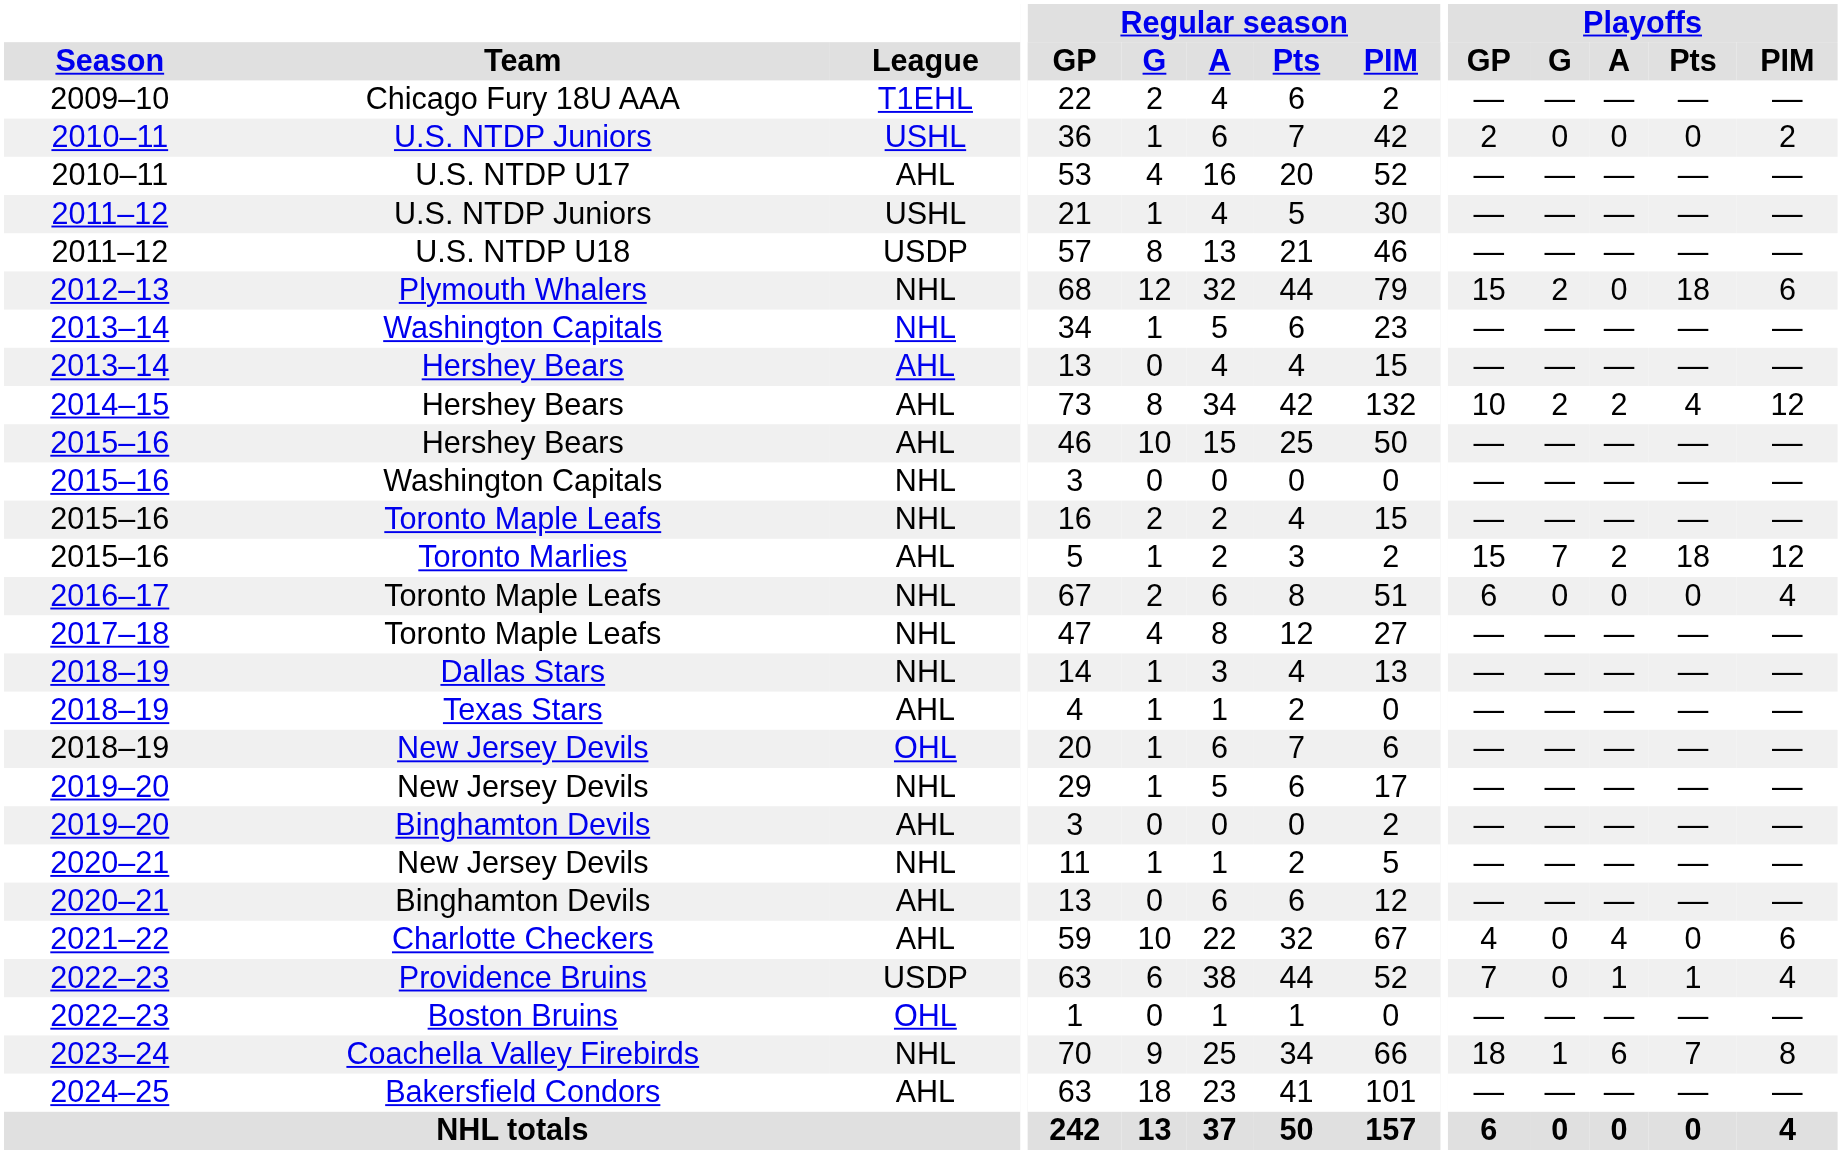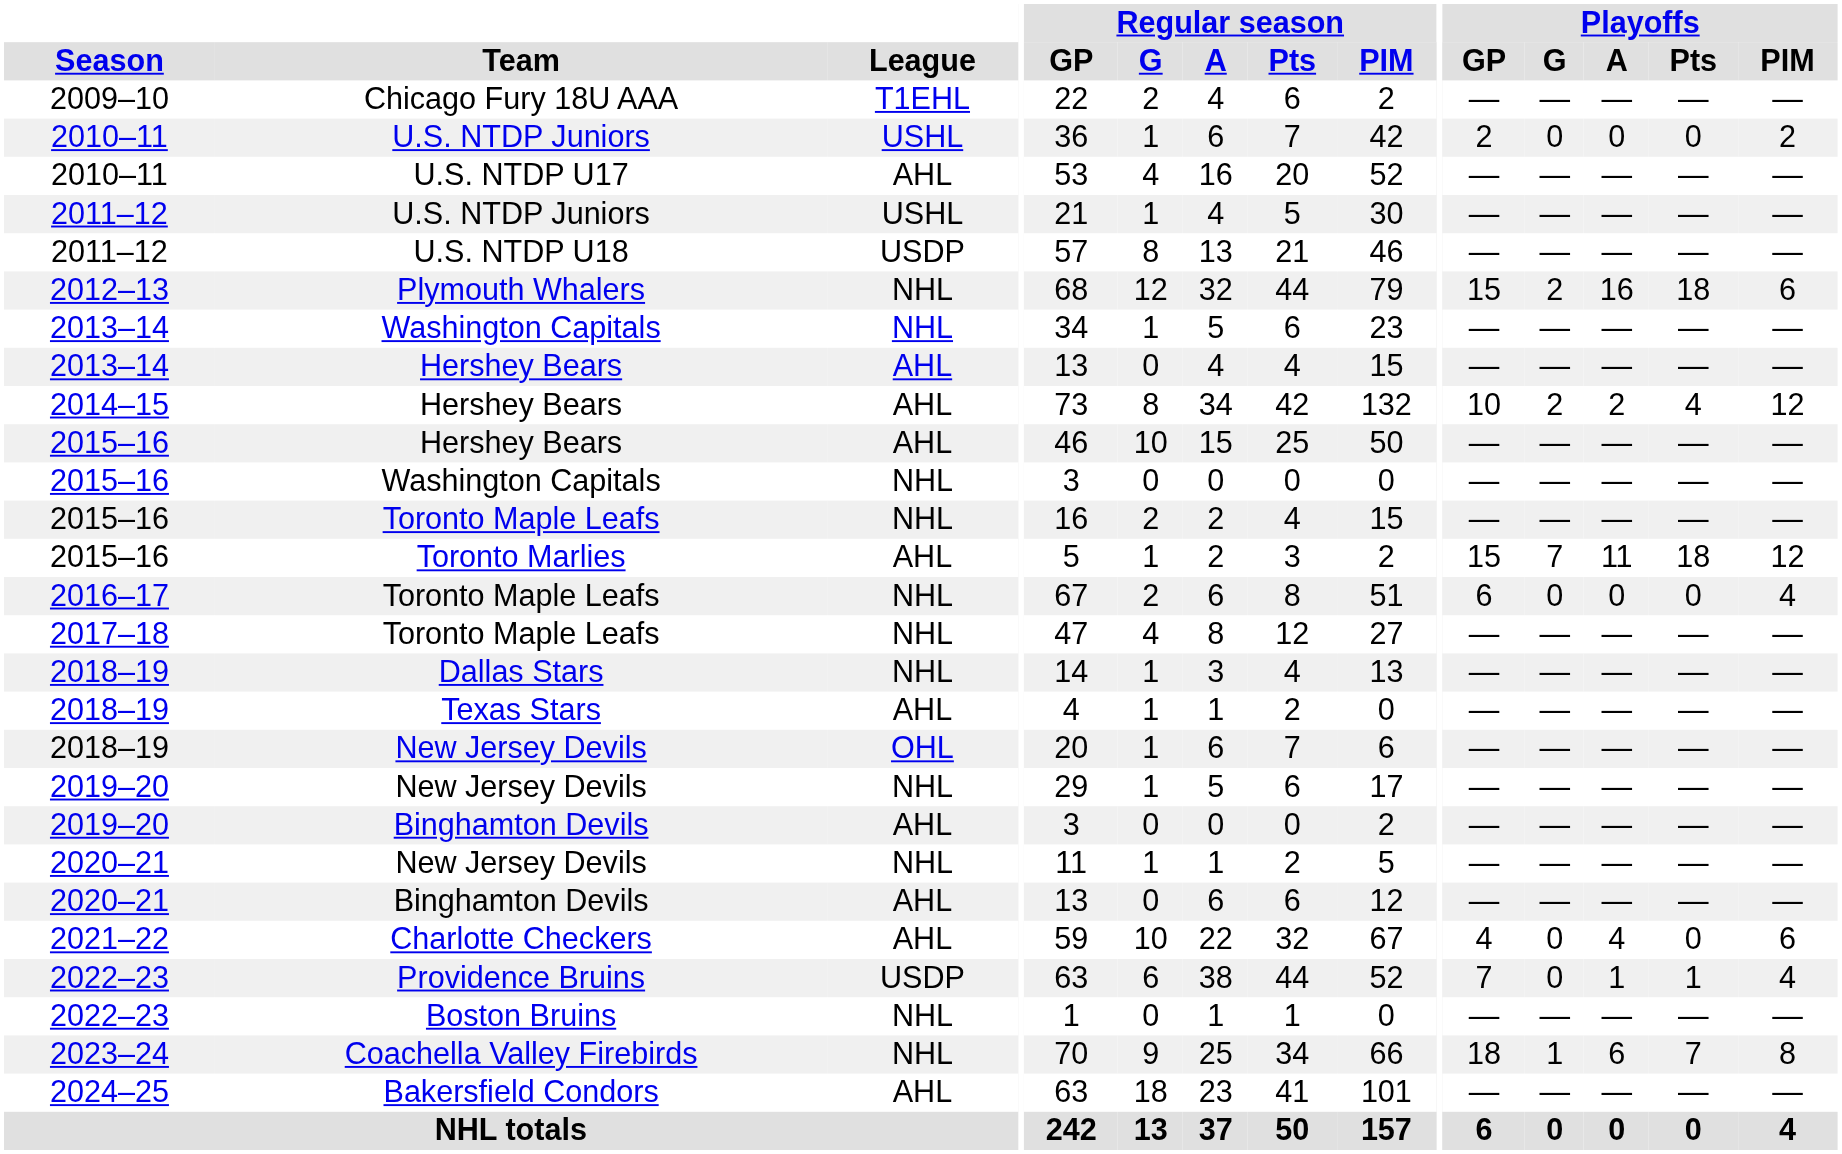(1619, 290) 0 -> (1617, 290) 16
(1619, 557) 2 -> (1617, 557) 11
(925, 1015) OHL -> (922, 1015) NHL
